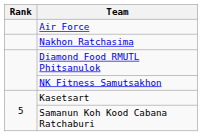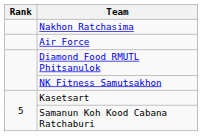rows swapped: (87, 42) <-> (64, 27)
